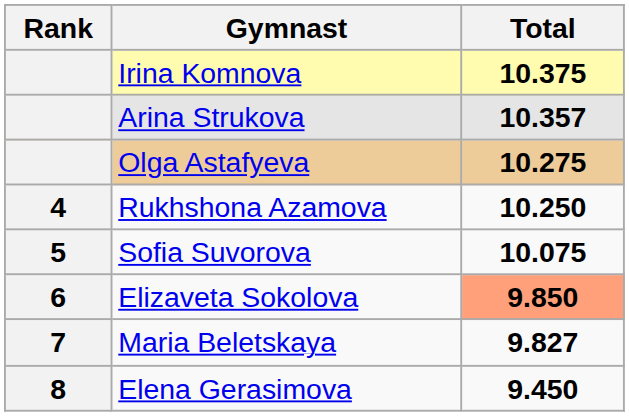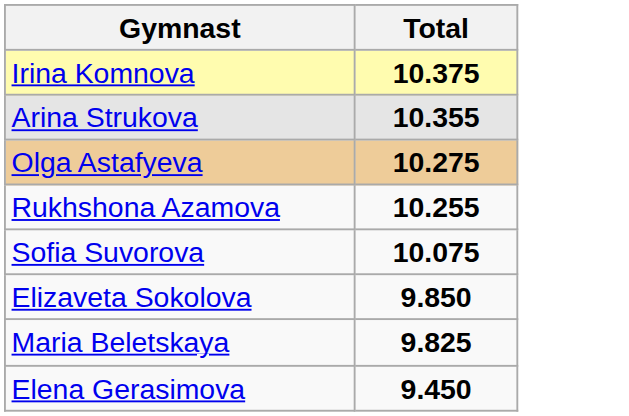- column: (58, 28)
(543, 118) 10.357 -> (436, 118) 10.355
(543, 208) 10.250 -> (436, 208) 10.255
(543, 298) lightsalmon background -> (436, 298) no background
(543, 343) 9.827 -> (436, 343) 9.825
